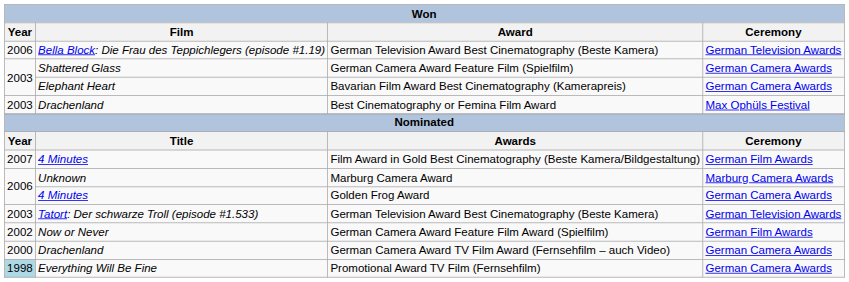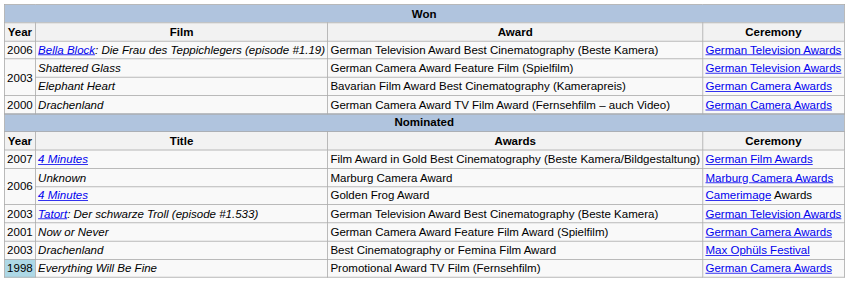(769, 68) German Camera Awards -> (773, 68) German Television Awards
rows swapped: (71, 105) <-> (71, 250)
(769, 196) German Camera Awards -> (759, 196) Camerimage Awards
(20, 232) 2002 -> (20, 232) 2001
(759, 232) German Film Awards -> (769, 232) German Camera Awards
